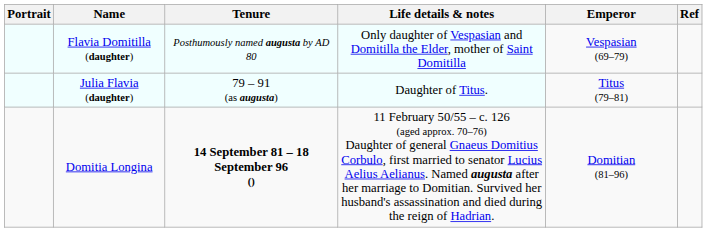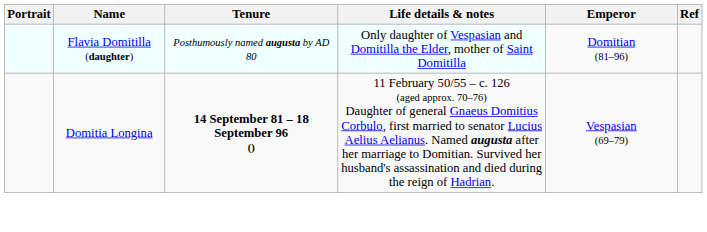(611, 48) Vespasian (69–79) -> (611, 48) Domitian (81–96)
- row: (109, 90)
(611, 167) Domitian (81–96) -> (611, 132) Vespasian (69–79)
